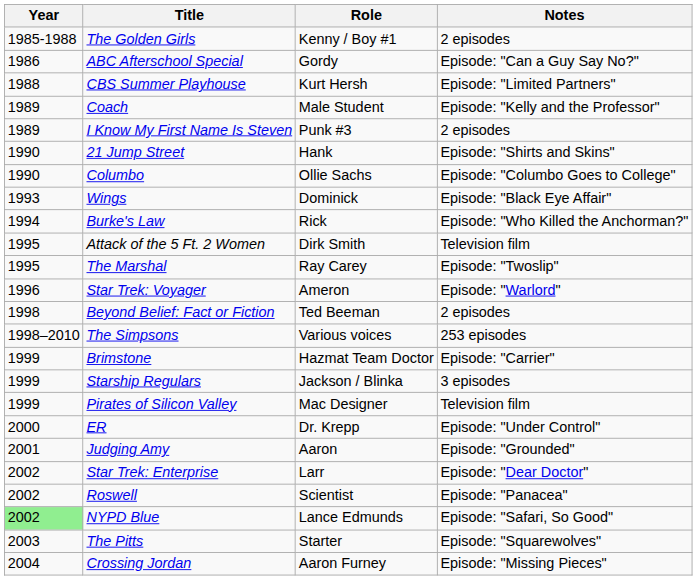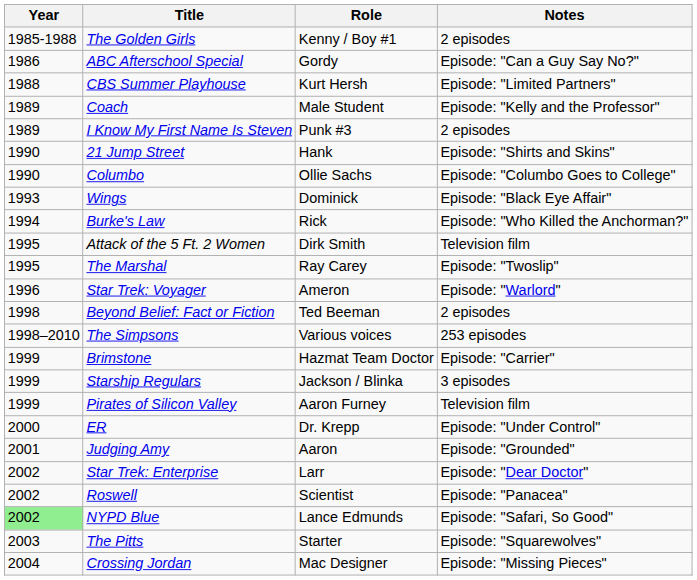(343, 404) Mac Designer -> (342, 404) Aaron Furney
(342, 564) Aaron Furney -> (343, 564) Mac Designer
